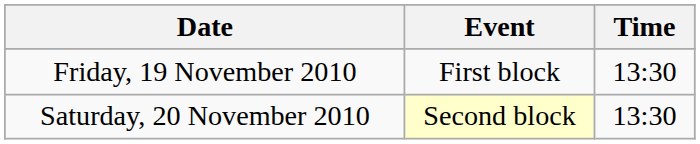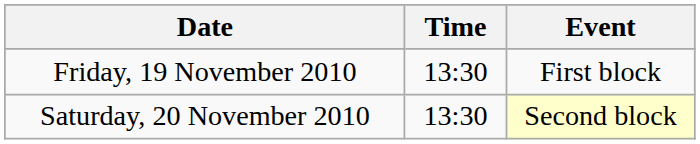columns swapped: (645, 26) <-> (500, 26)
